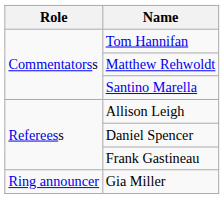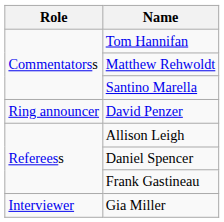+ row: (144, 111)
(54, 181) Ring announcer -> (41, 205) Interviewer
